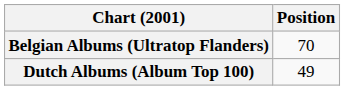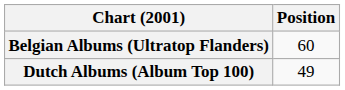(306, 44) 70 -> (306, 44) 60
